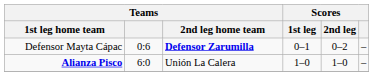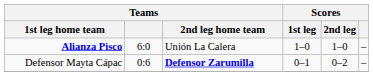rows swapped: (92, 63) <-> (74, 46)
